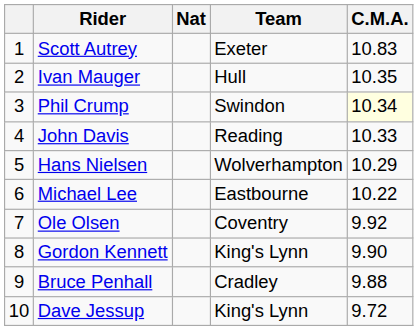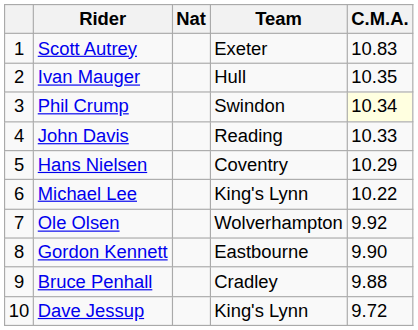(279, 164) Wolverhampton -> (251, 164) Coventry
(261, 194) Eastbourne -> (261, 194) King's Lynn
(251, 223) Coventry -> (279, 223) Wolverhampton
(261, 252) King's Lynn -> (261, 252) Eastbourne
